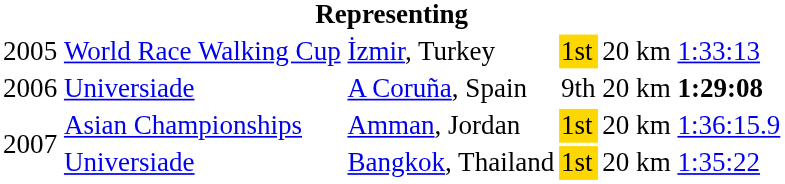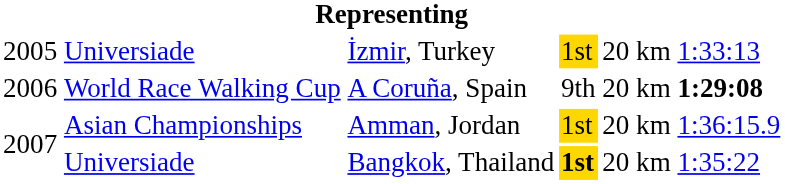(202, 51) World Race Walking Cup -> (129, 51) Universiade
(129, 88) Universiade -> (202, 88) World Race Walking Cup
(577, 162) normal -> (578, 162) bold
